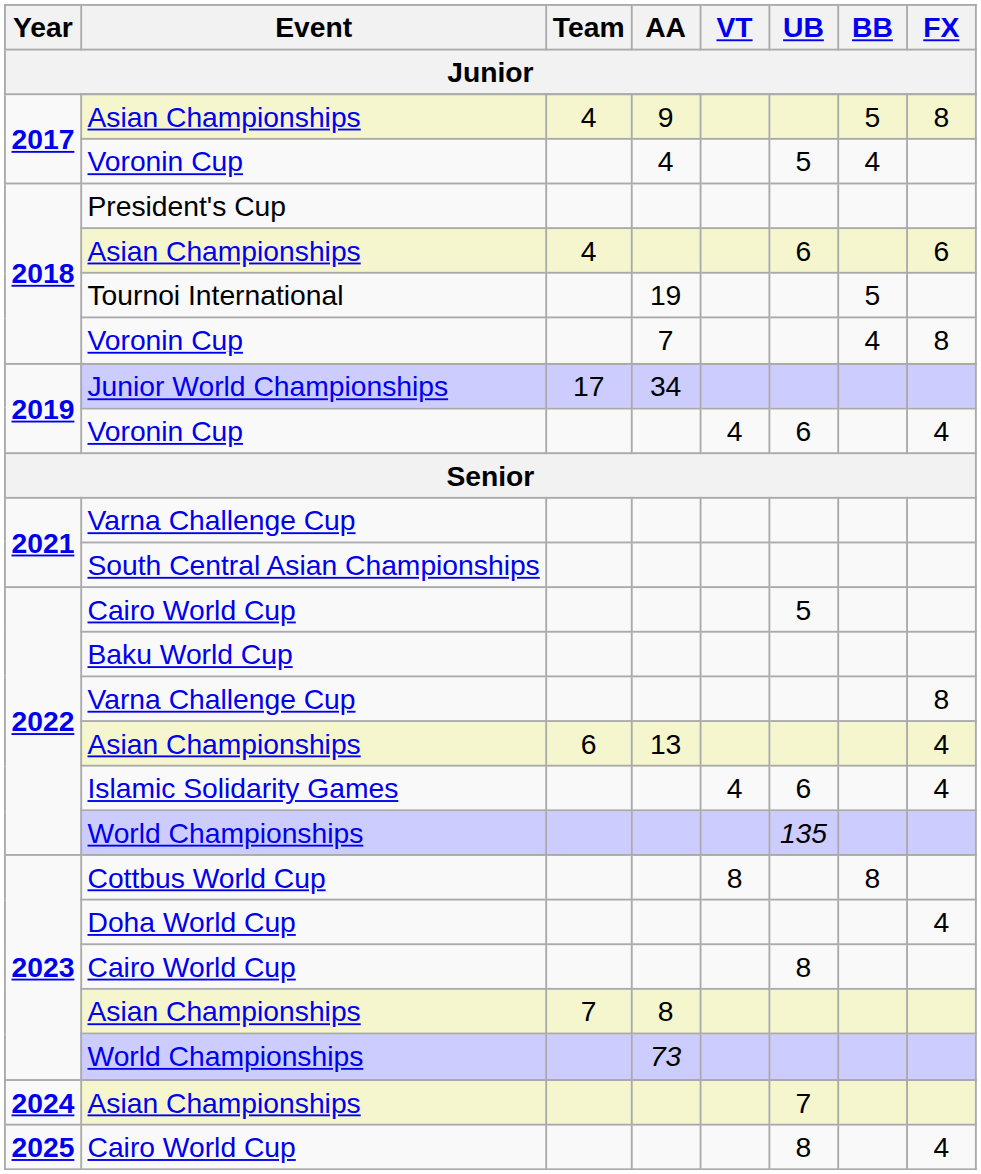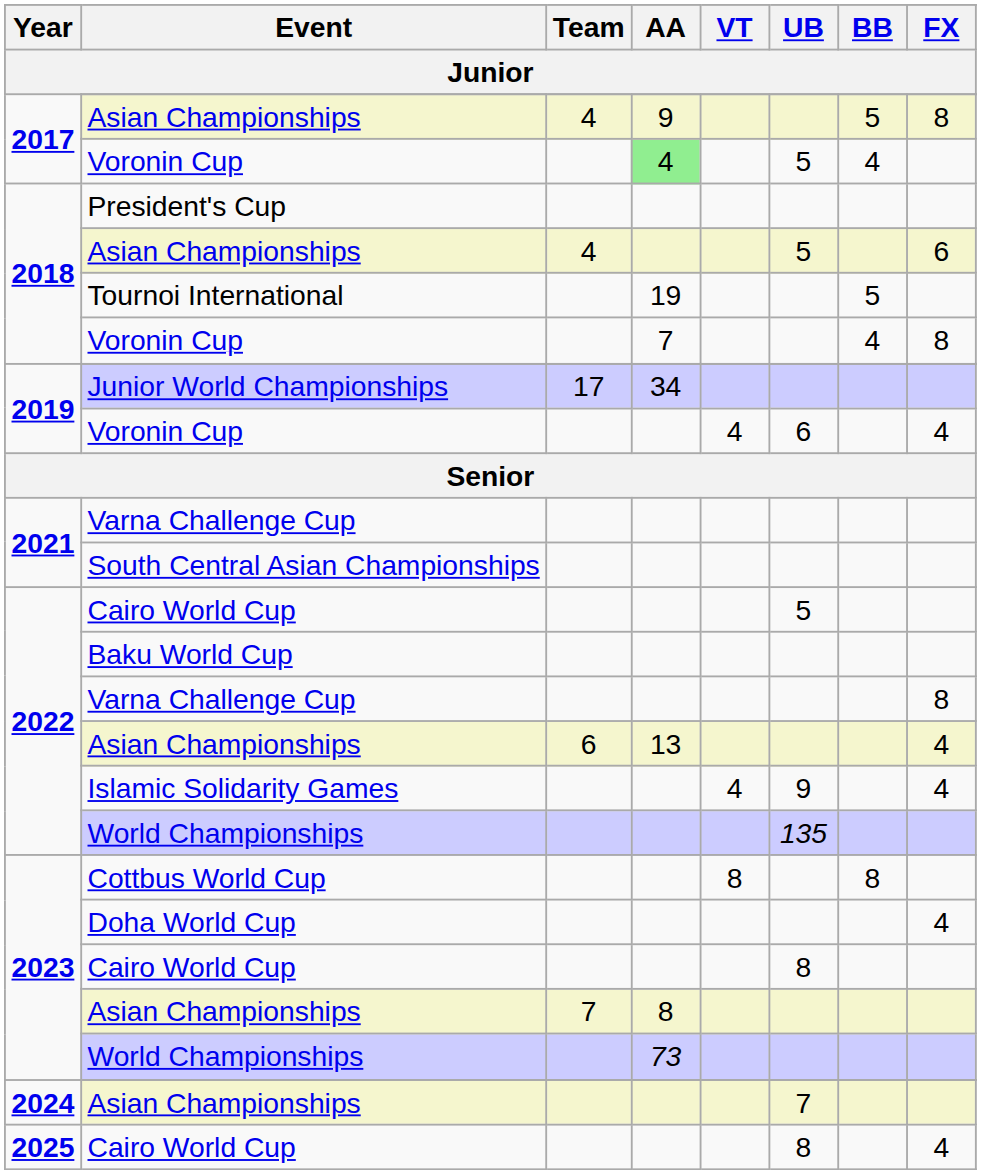(666, 162) no background -> (666, 162) lightgreen background
(803, 251) 6 -> (803, 251) 5
(803, 788) 6 -> (803, 788) 9
